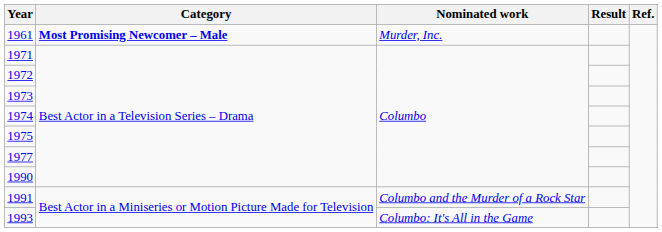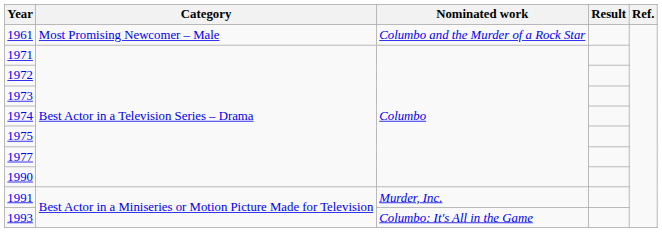(133, 34) bold -> (129, 34) normal
(411, 34) Murder, Inc. -> (482, 34) Columbo and the Murder of a Rock Star
(482, 197) Columbo and the Murder of a Rock Star -> (411, 197) Murder, Inc.
